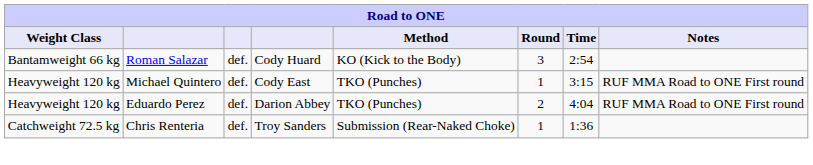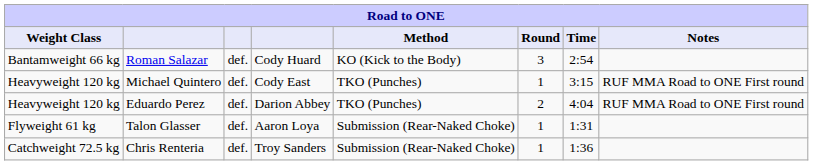+ row: (163, 126)
